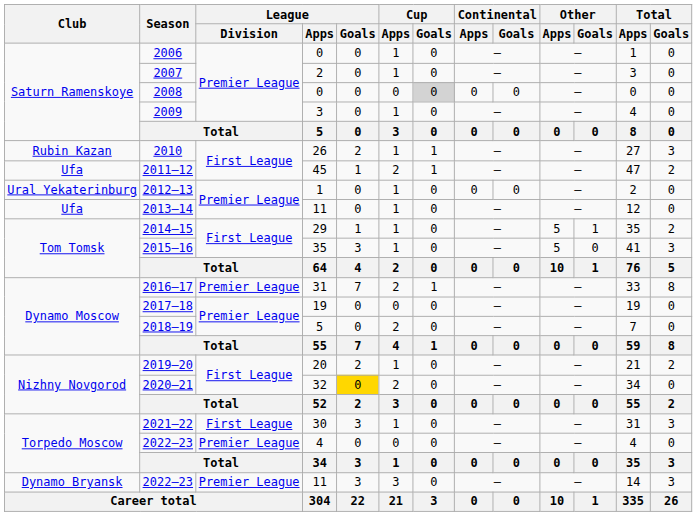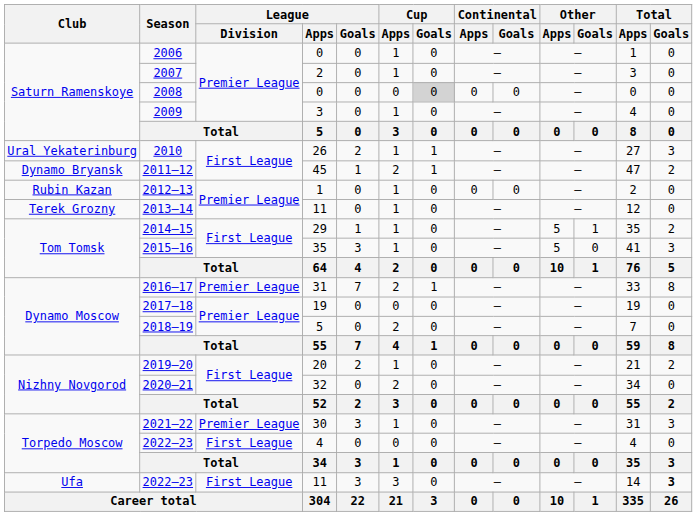(72, 151) Rubin Kazan -> (72, 151) Ural Yekaterinburg
(72, 170) Ufa -> (72, 170) Dynamo Bryansk
(72, 190) Ural Yekaterinburg -> (72, 190) Rubin Kazan
(72, 209) Ufa -> (72, 209) Terek Grozny
(358, 385) gold background -> (358, 385) no background
(249, 424) First League -> (249, 424) Premier League
(249, 443) Premier League -> (249, 443) First League
(72, 482) Dynamo Bryansk -> (72, 482) Ufa
(249, 482) Premier League -> (249, 482) First League
(671, 482) normal -> (671, 482) bold
